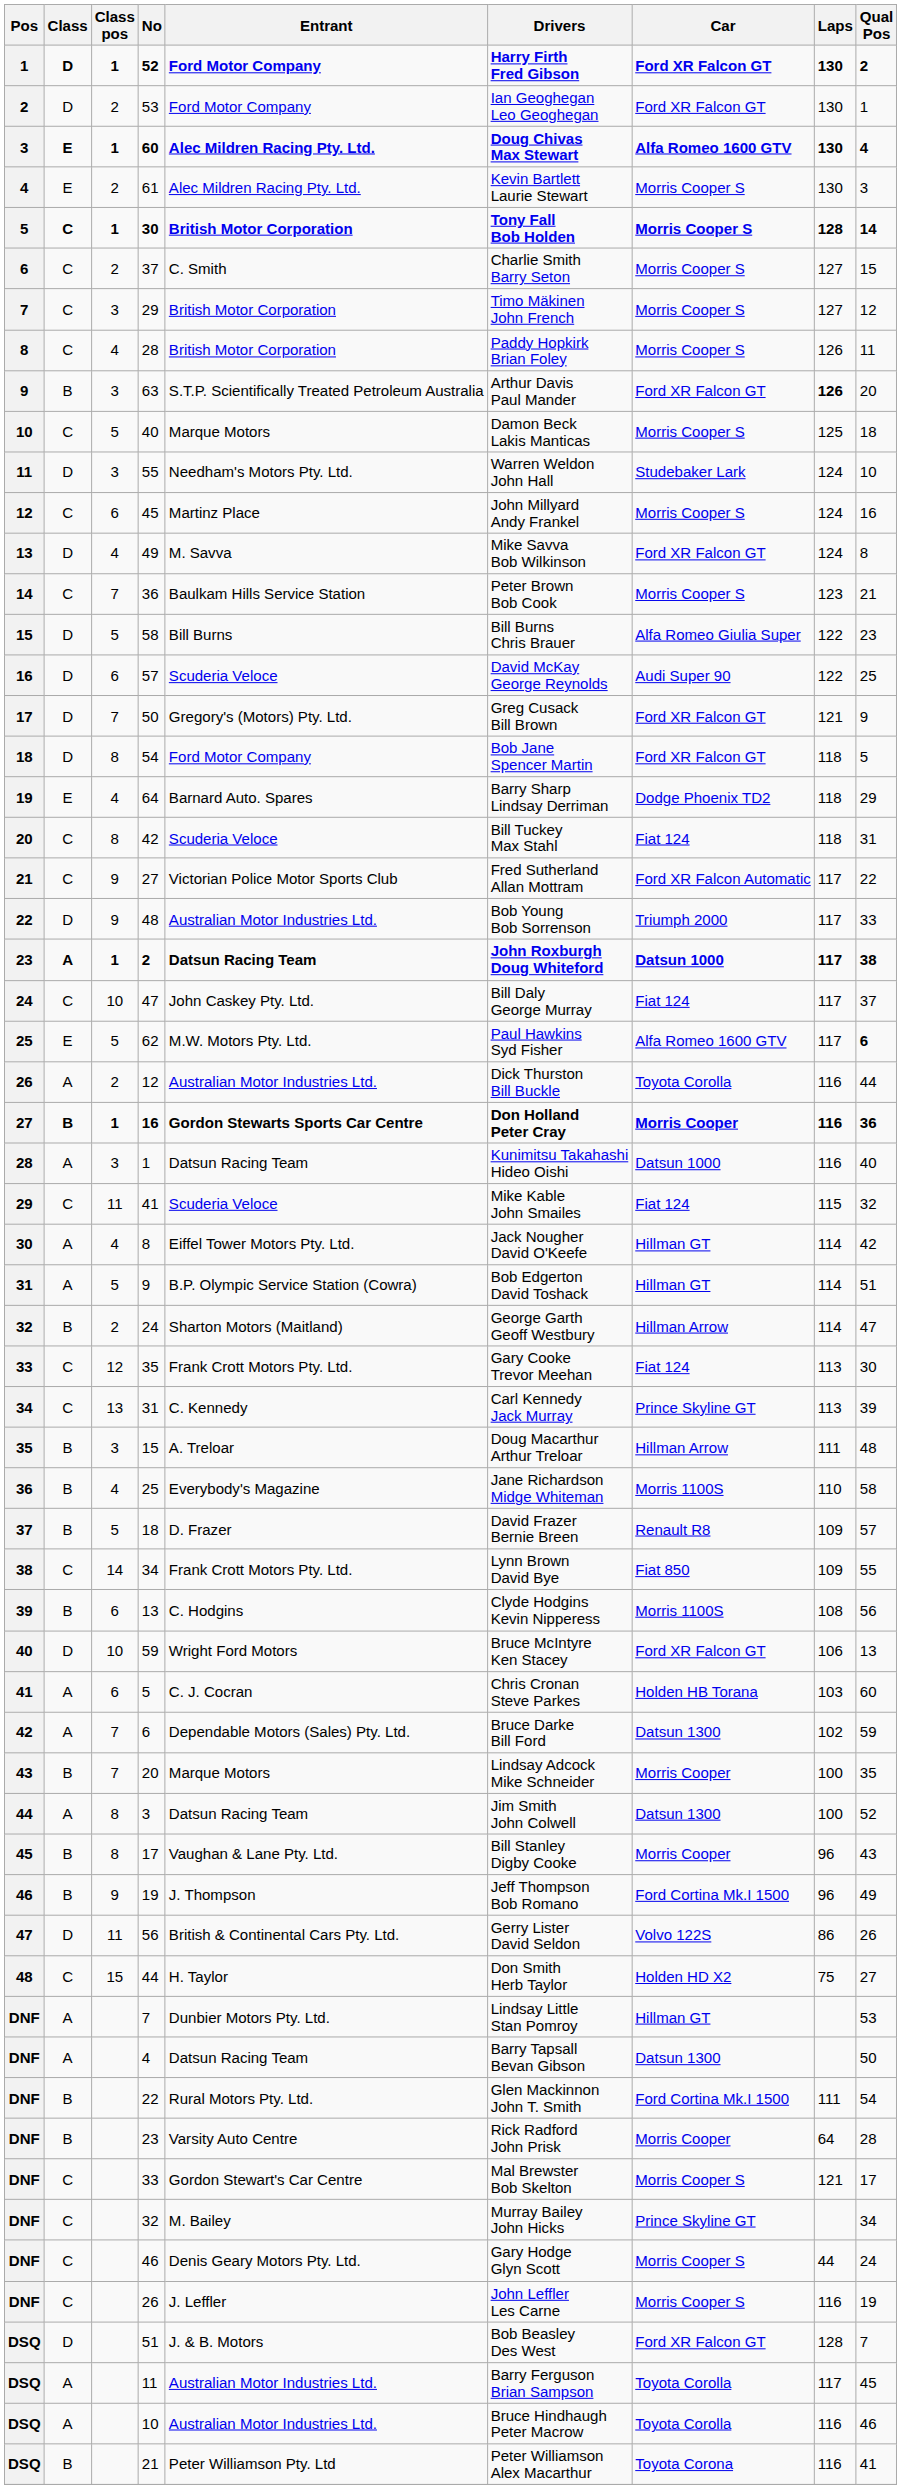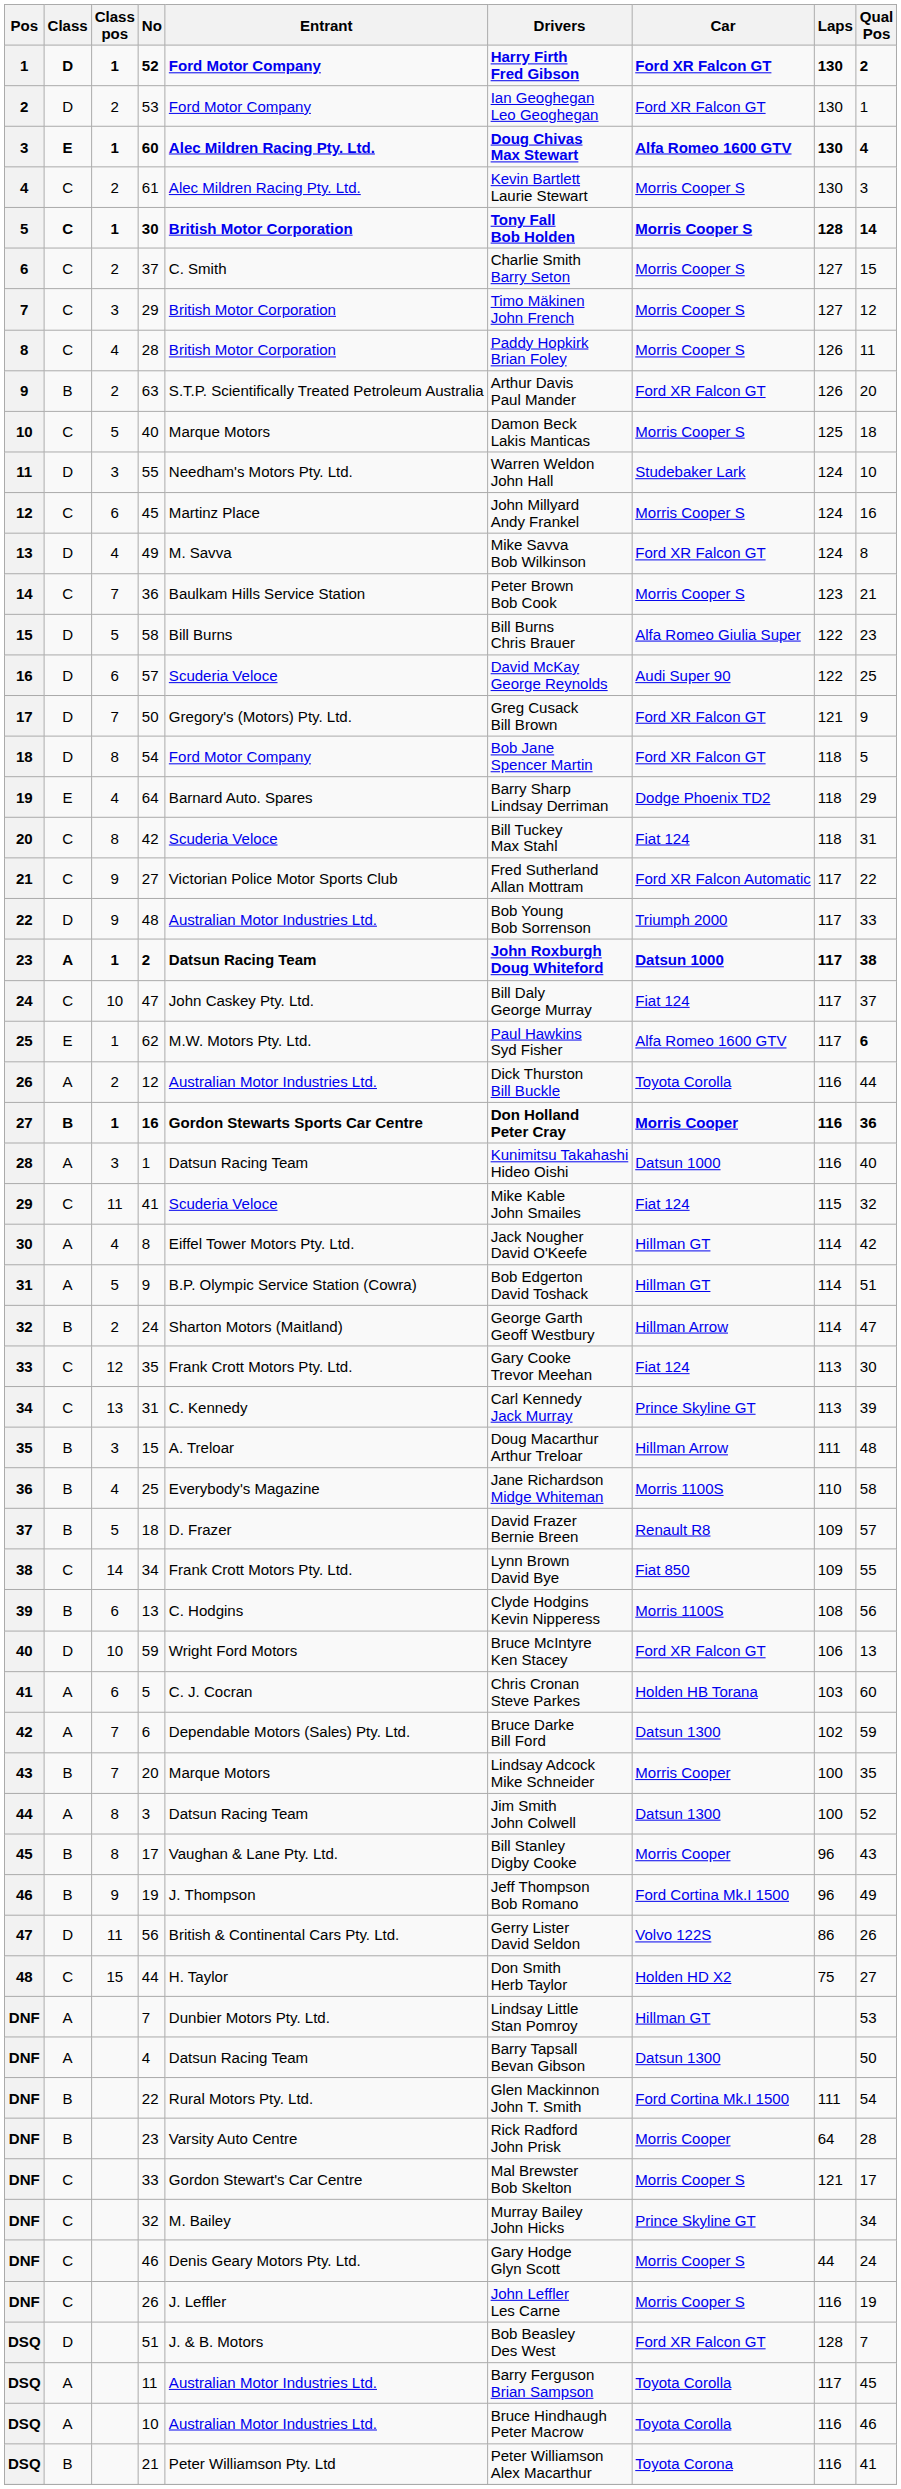(68, 188) E -> (68, 188) C
(115, 391) 3 -> (115, 391) 2
(830, 391) bold -> (830, 391) normal
(115, 1041) 5 -> (115, 1041) 1
